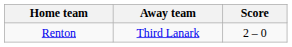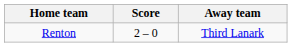columns swapped: (255, 13) <-> (168, 13)
